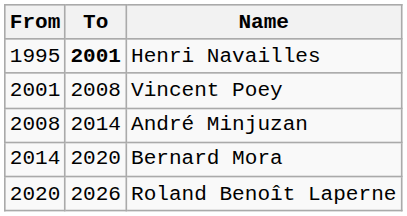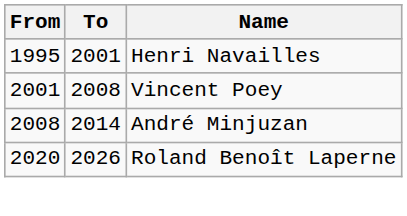(96, 56) bold -> (96, 56) normal
- row: (207, 159)
